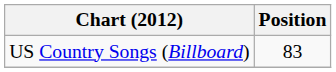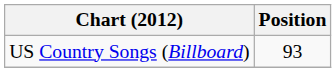(293, 51) 83 -> (293, 51) 93
